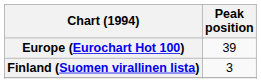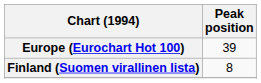(229, 68) 3 -> (229, 68) 8
